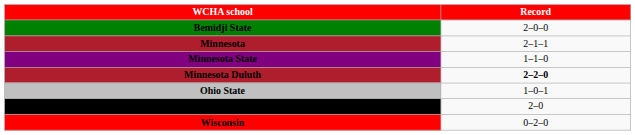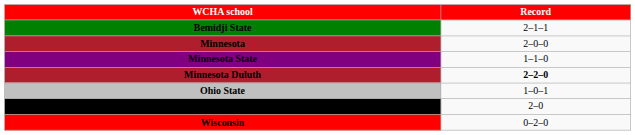(536, 28) 2–0–0 -> (536, 28) 2–1–1
(536, 43) 2–1–1 -> (536, 43) 2–0–0
